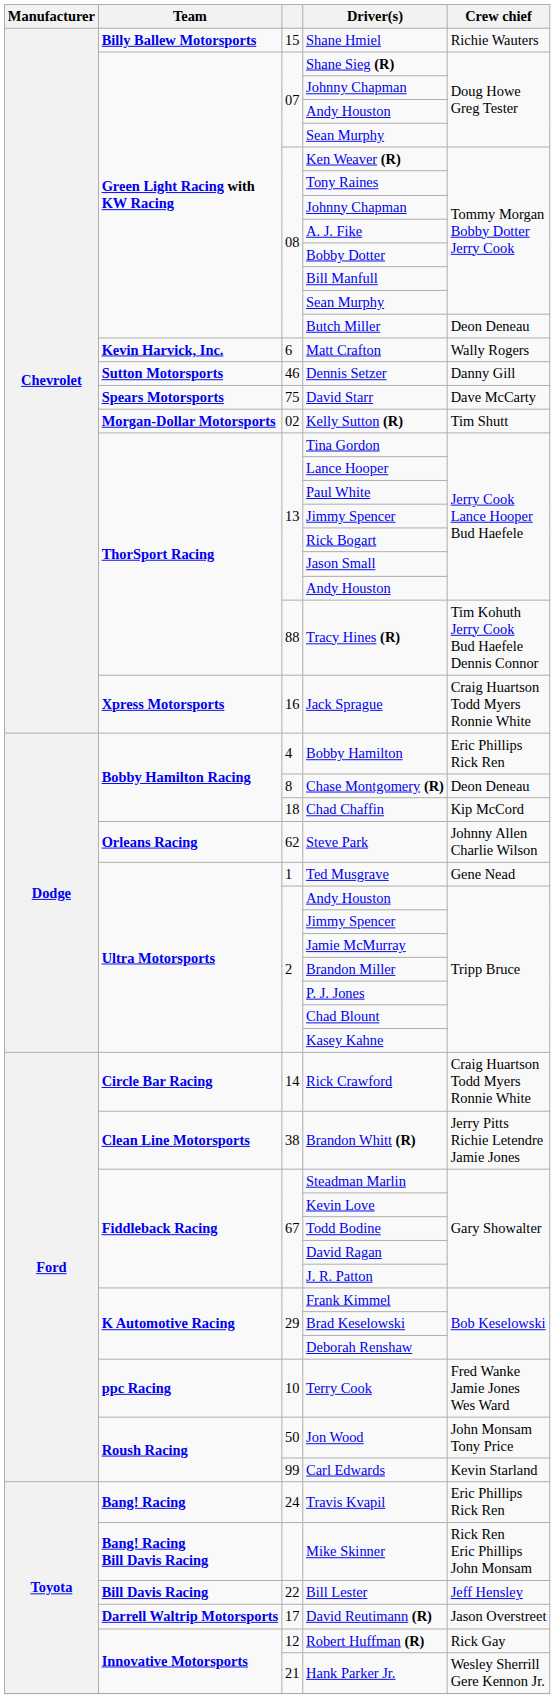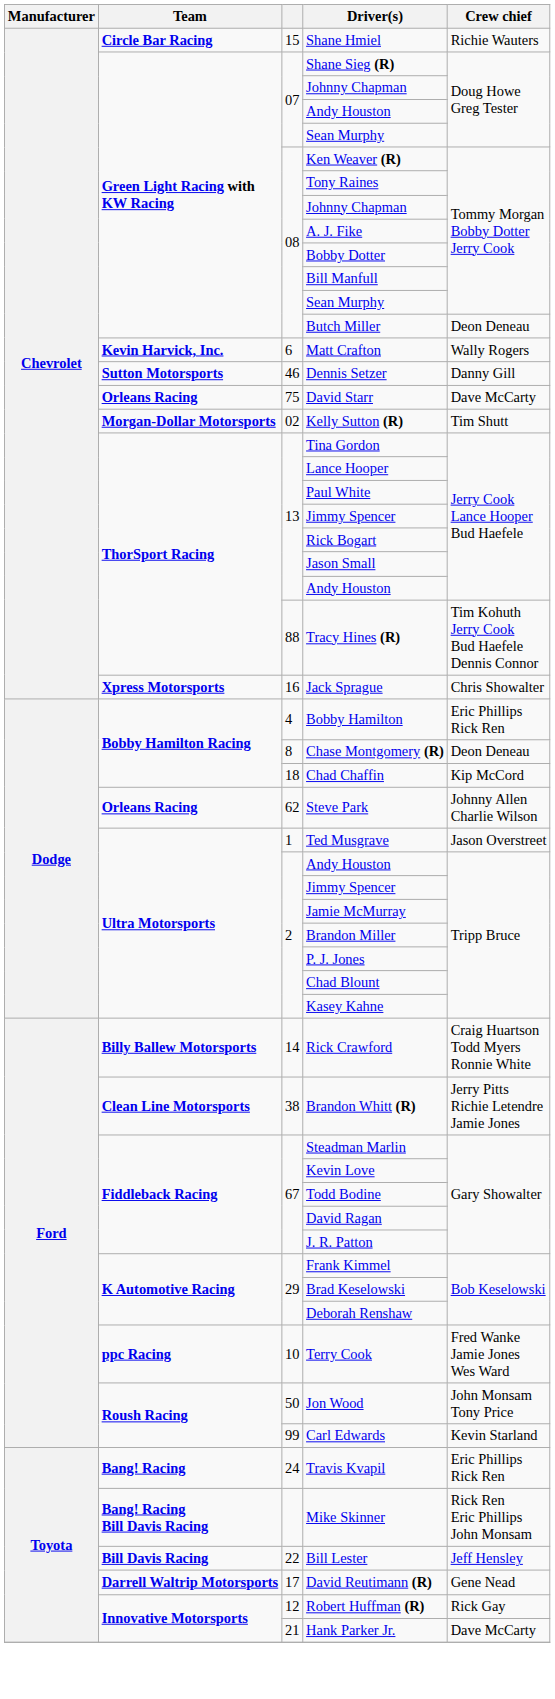(179, 40) Billy Ballew Motorsports -> (157, 40) Circle Bar Racing
(163, 397) Spears Motorsports -> (150, 397) Orleans Racing
(495, 704) Craig Huartson Todd Myers Ronnie White -> (497, 686) Chris Showalter
(483, 874) Gene Nead -> (499, 840) Jason Overstreet
(157, 1081) Circle Bar Racing -> (179, 1047) Billy Ballew Motorsports
(499, 1616) Jason Overstreet -> (483, 1582) Gene Nead
(498, 1672) Wesley Sherrill Gere Kennon Jr. -> (493, 1630) Dave McCarty
